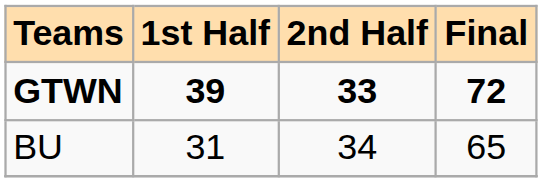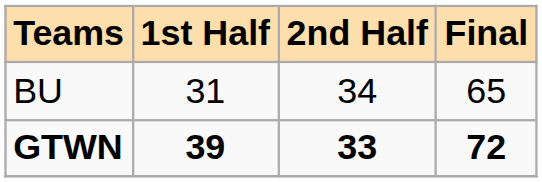rows swapped: (38, 147) <-> (68, 90)
